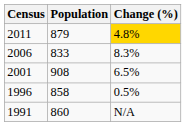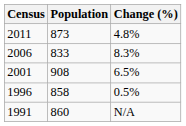(60, 33) 879 -> (60, 33) 873
(127, 33) gold background -> (127, 33) no background
